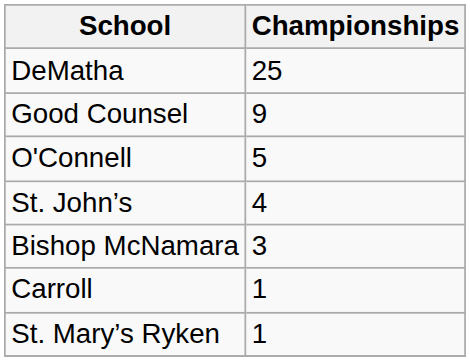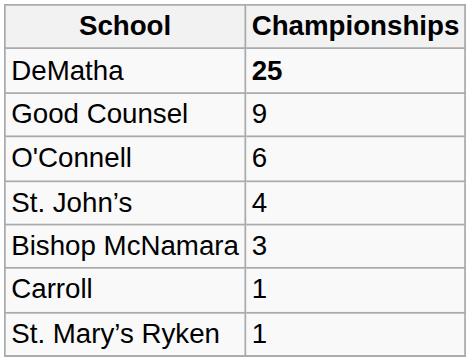(267, 70) normal -> (267, 70) bold
(259, 158) 5 -> (259, 158) 6
